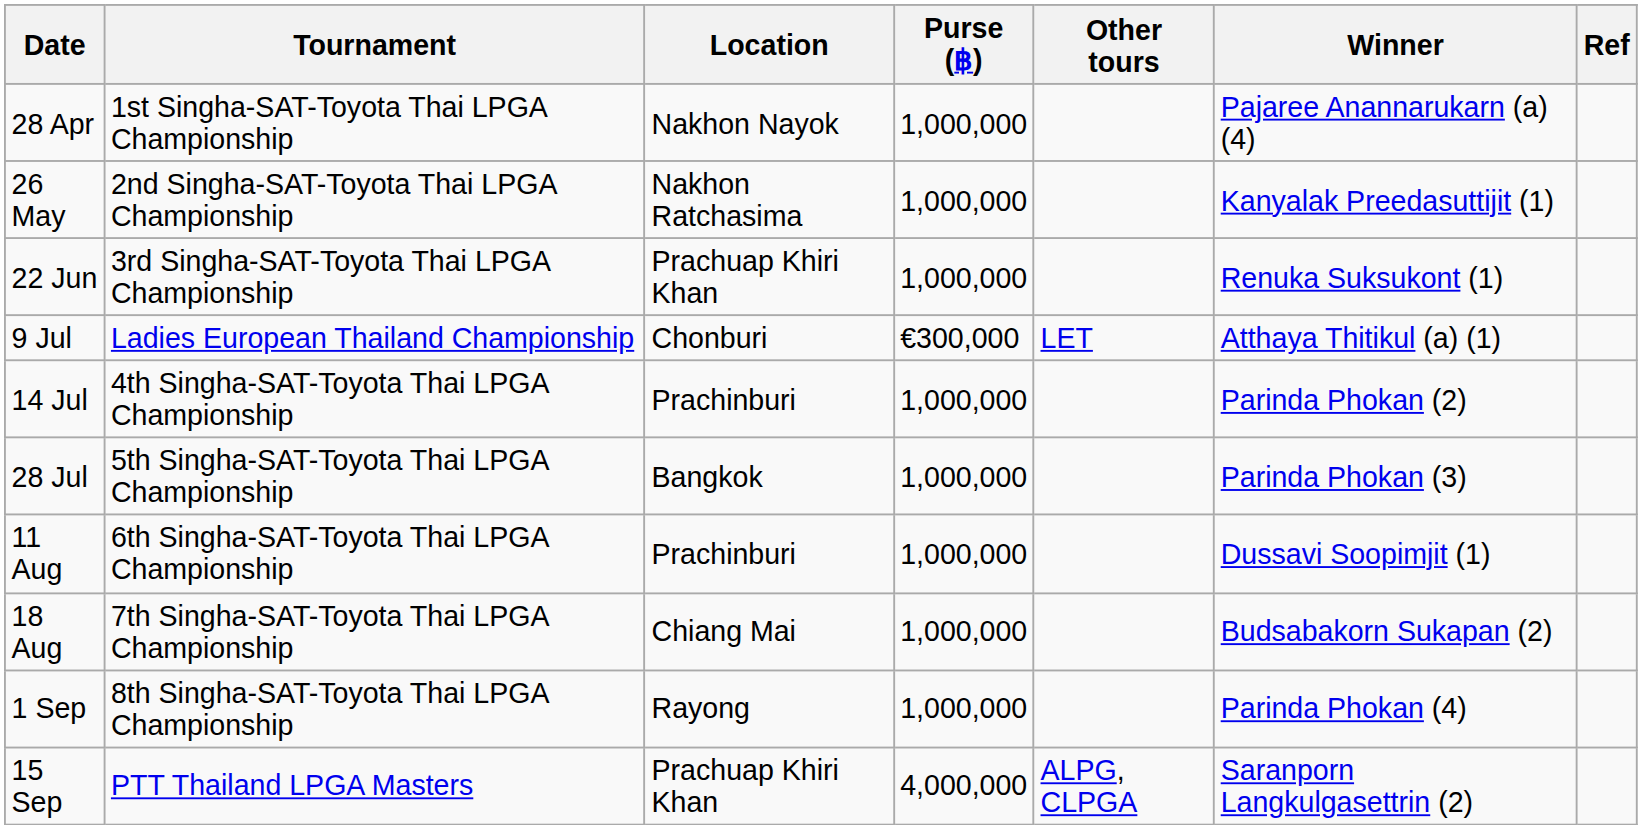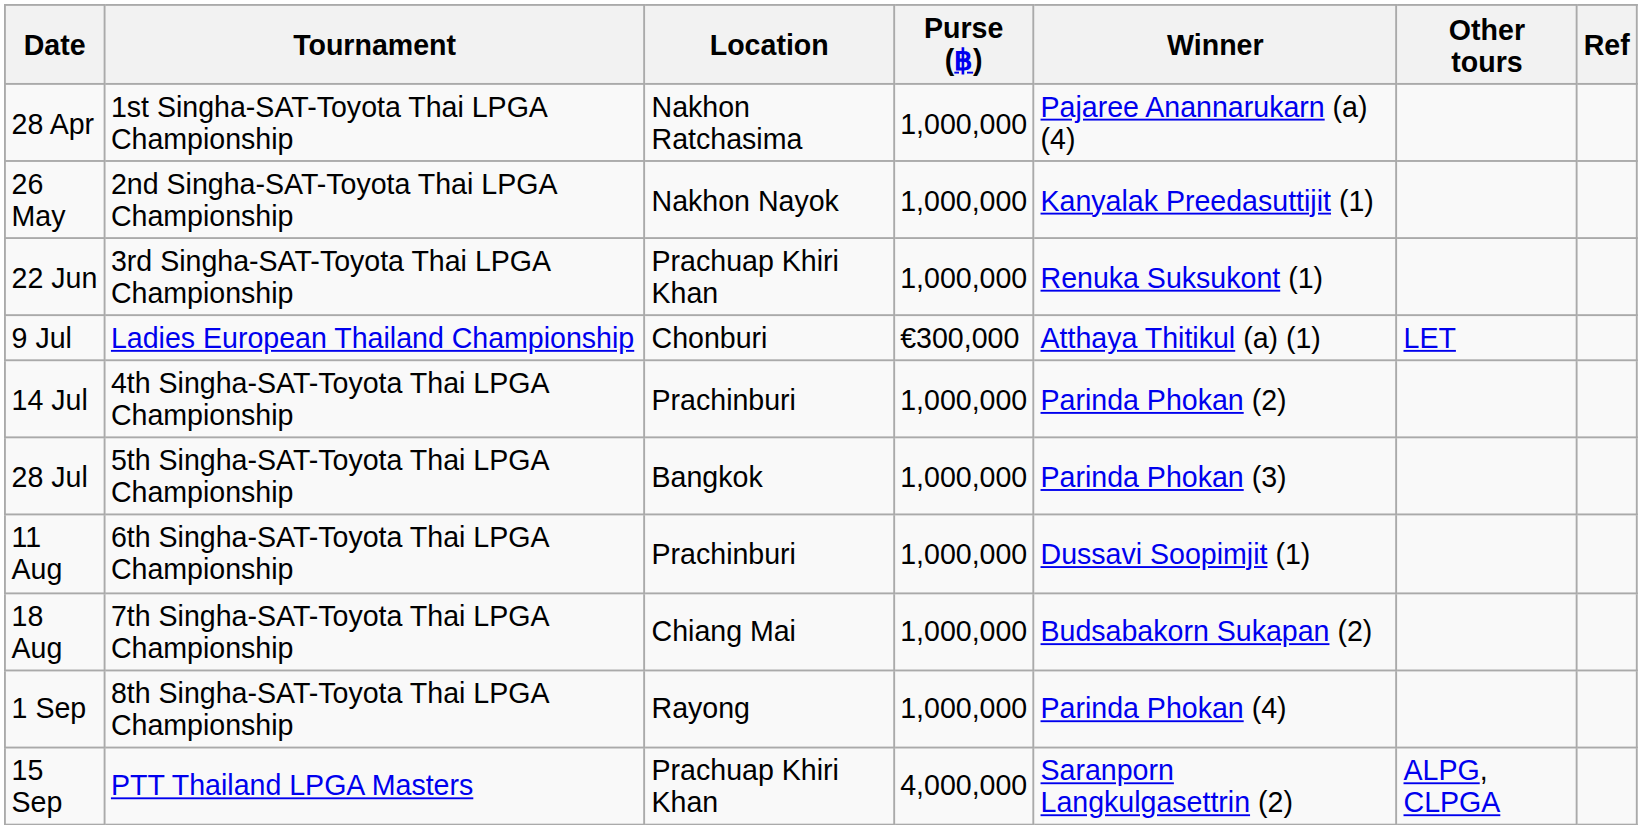columns swapped: (1396, 45) <-> (1124, 45)
(745, 123) Nakhon Nayok -> (727, 123) Nakhon Ratchasima
(727, 200) Nakhon Ratchasima -> (745, 200) Nakhon Nayok
